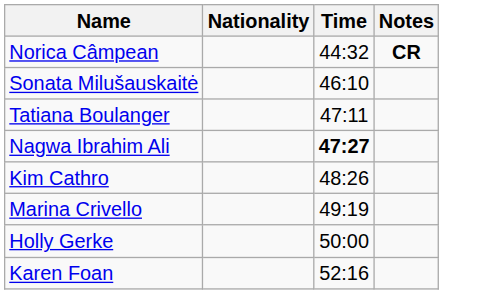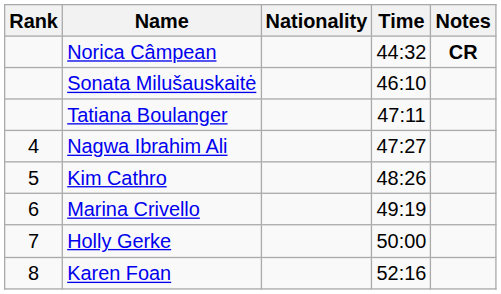+ column: (34, 21)
(344, 147) bold -> (401, 147) normal
